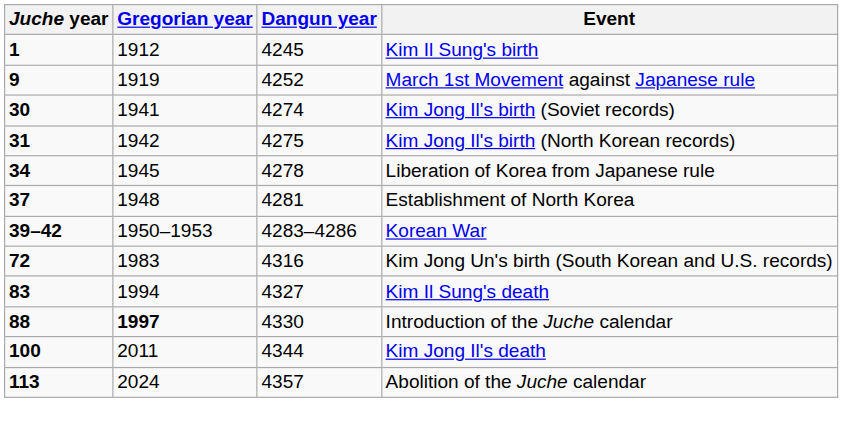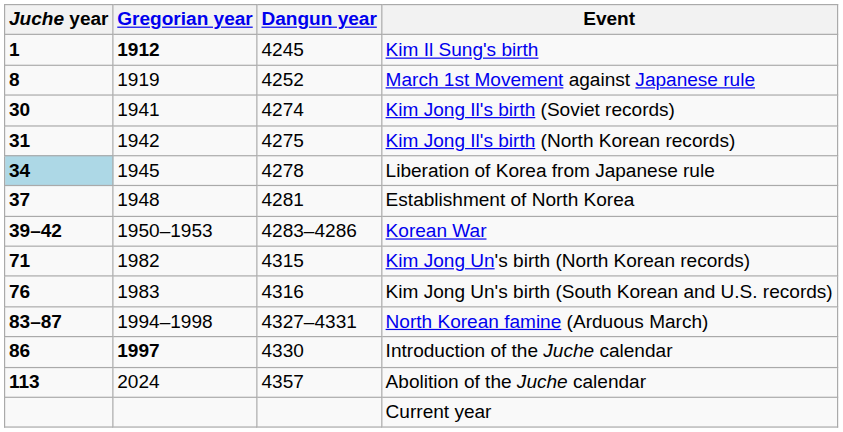(138, 49) normal -> (138, 49) bold
(14, 79) 9 -> (14, 79) 8
(20, 170) no background -> (20, 170) lightblue background
+ row: (568, 261)
(20, 261) 72 -> (20, 291) 76
- row: (467, 291)
+ row: (547, 321)
(20, 321) 88 -> (20, 351) 86
- row: (466, 351)
+ row: (439, 412)
